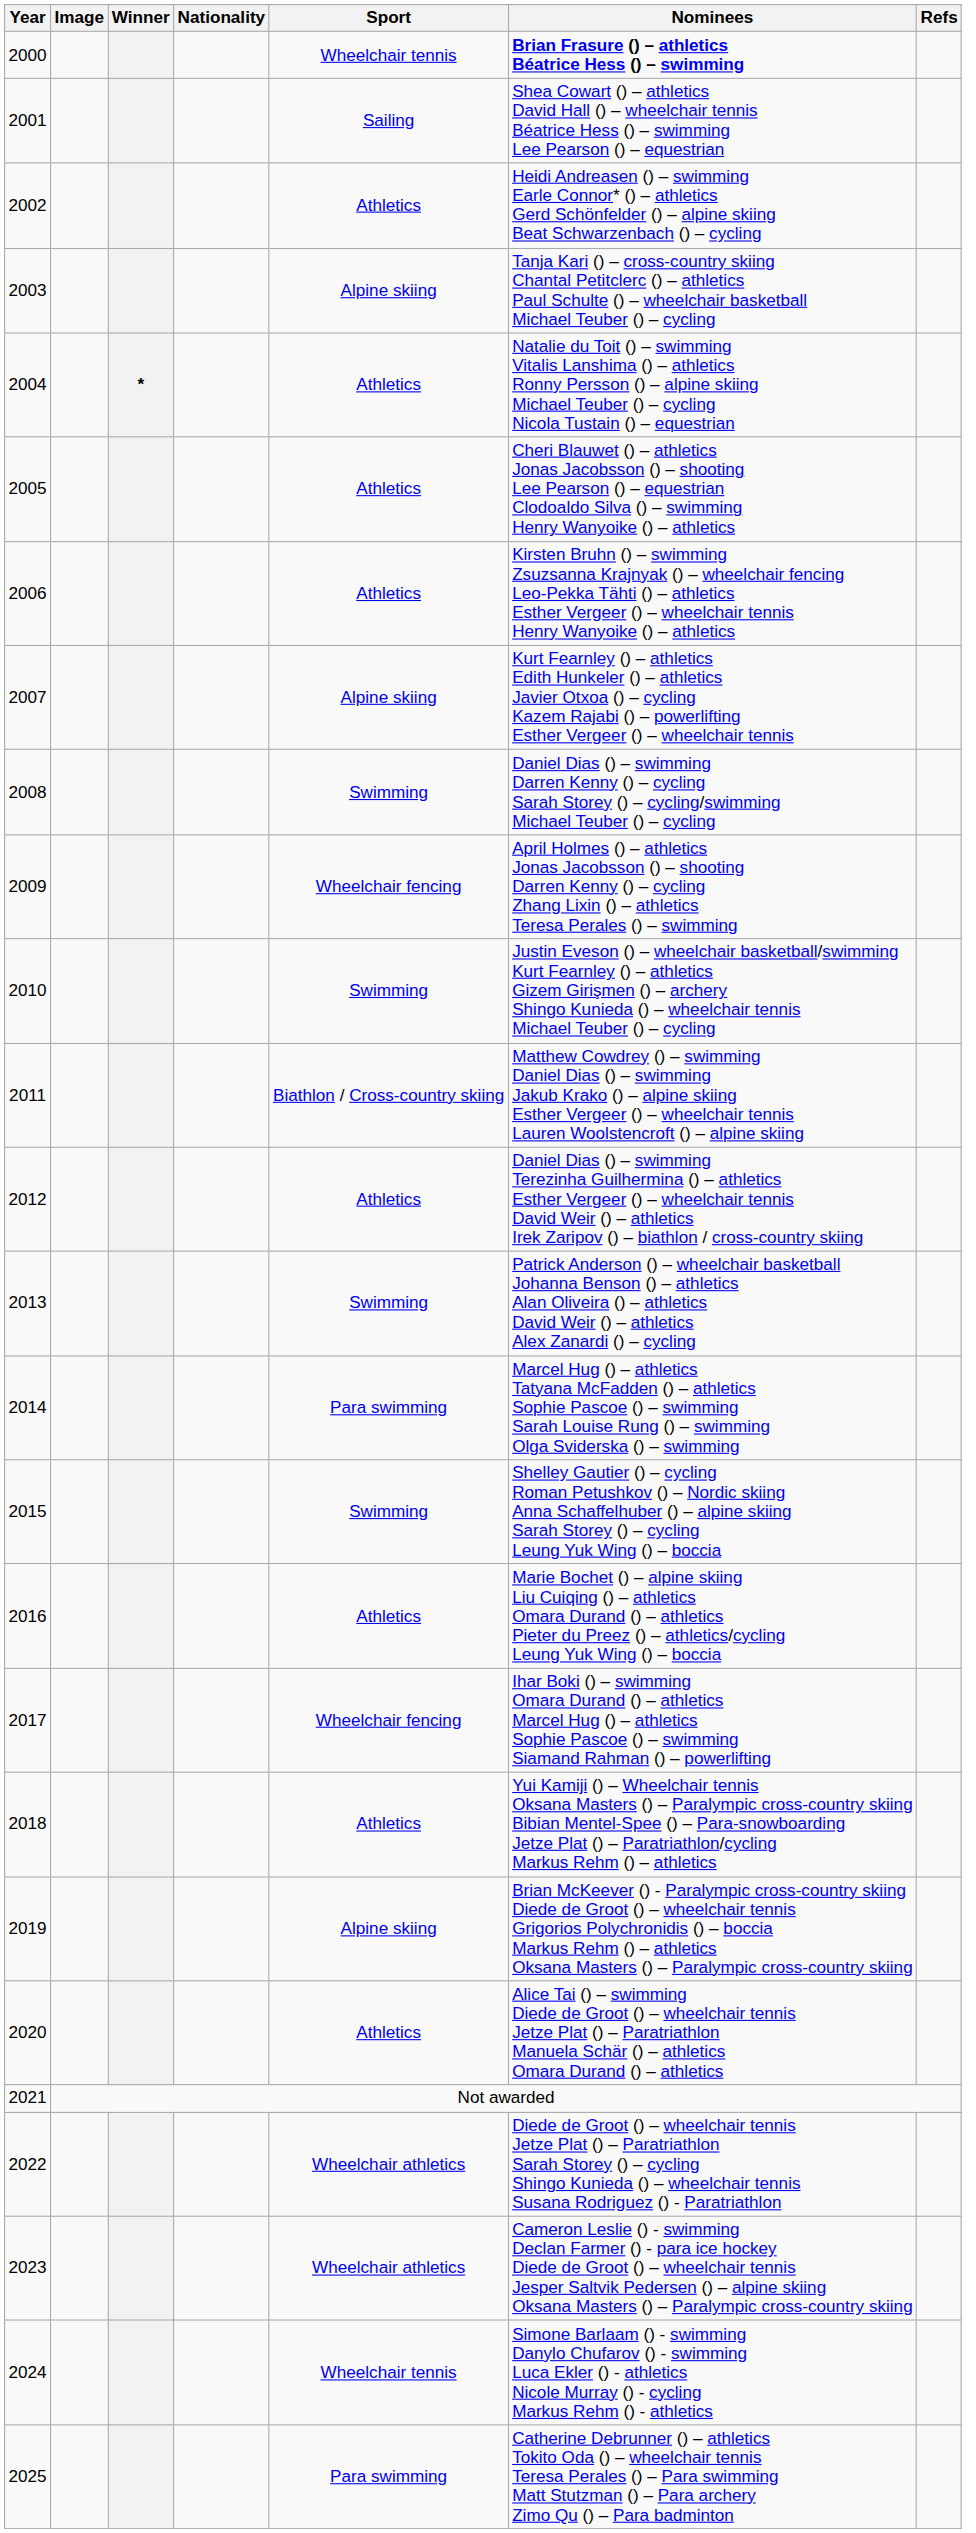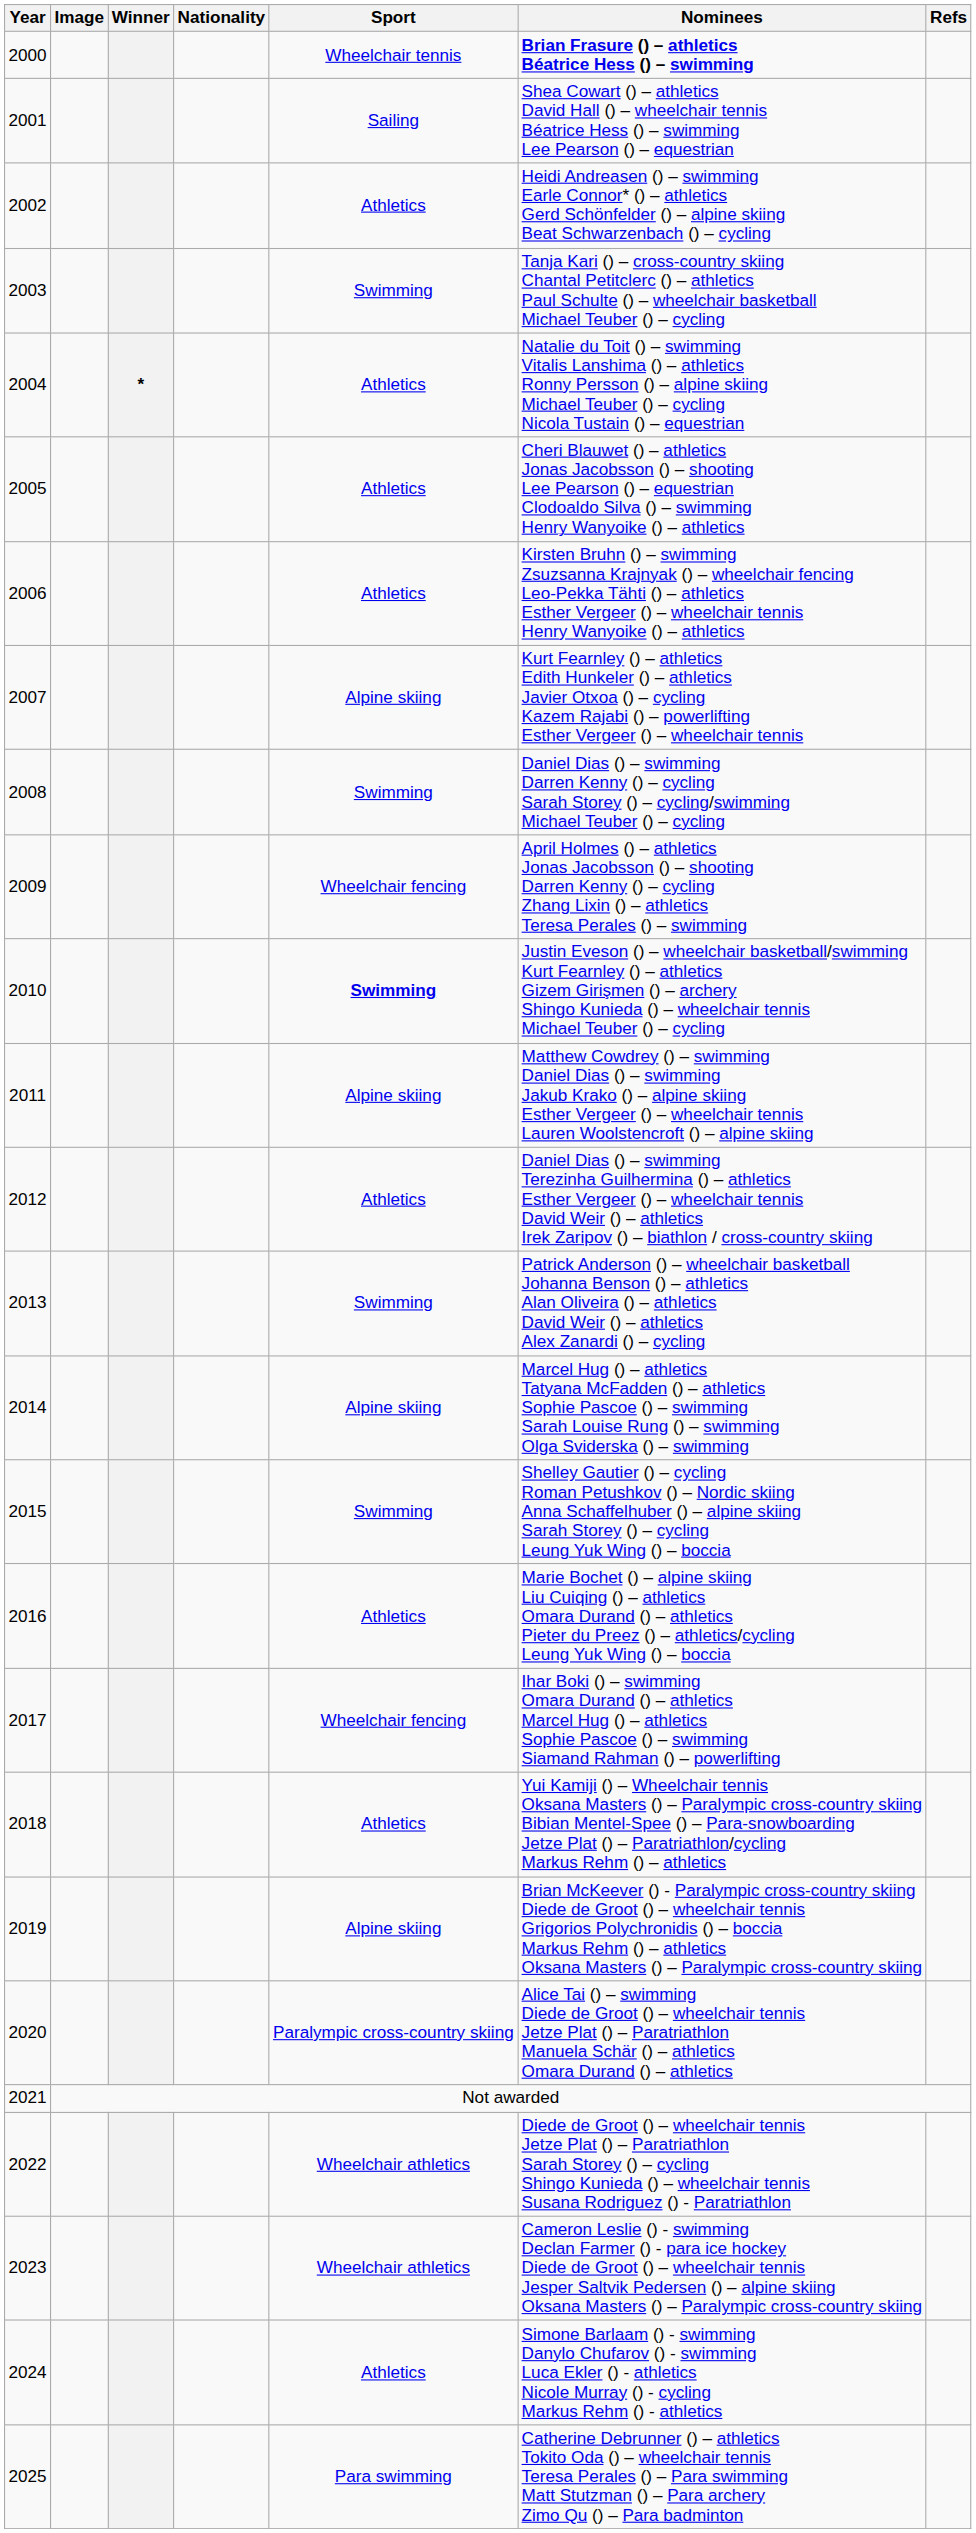(389, 290) Alpine skiing -> (393, 290) Swimming
(389, 990) normal -> (393, 990) bold
(389, 1095) Biathlon / Cross-country skiing -> (393, 1095) Alpine skiing
(389, 1407) Para swimming -> (393, 1407) Alpine skiing
(389, 2032) Athletics -> (393, 2032) Paralympic cross-country skiing
(389, 2372) Wheelchair tennis -> (393, 2372) Athletics
